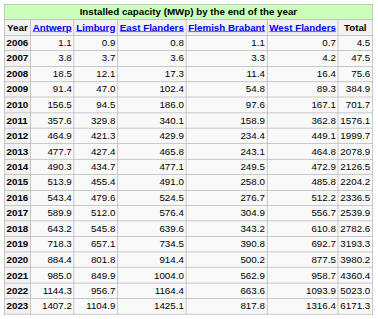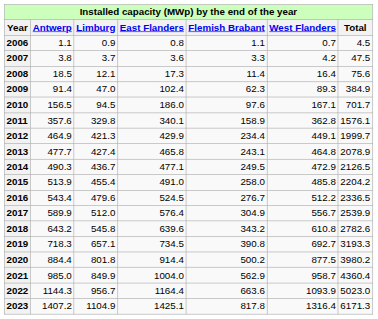(255, 89) 54.8 -> (255, 89) 62.3
(103, 167) 434.7 -> (103, 167) 436.7
